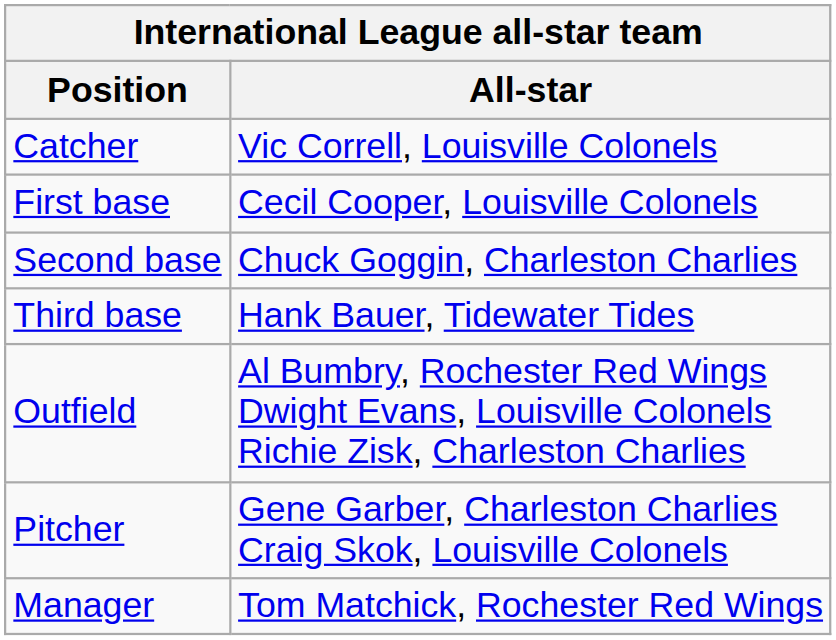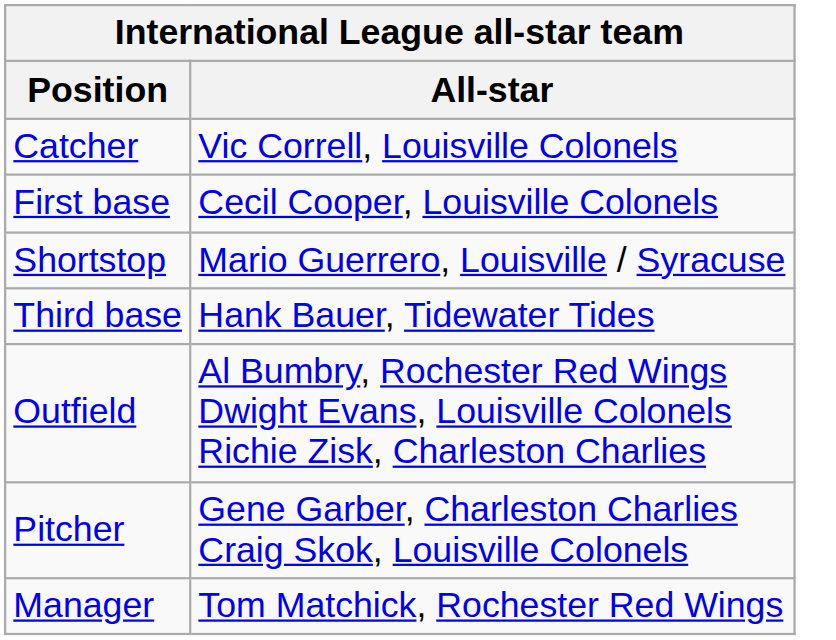- row: (117, 259)
+ row: (90, 259)
